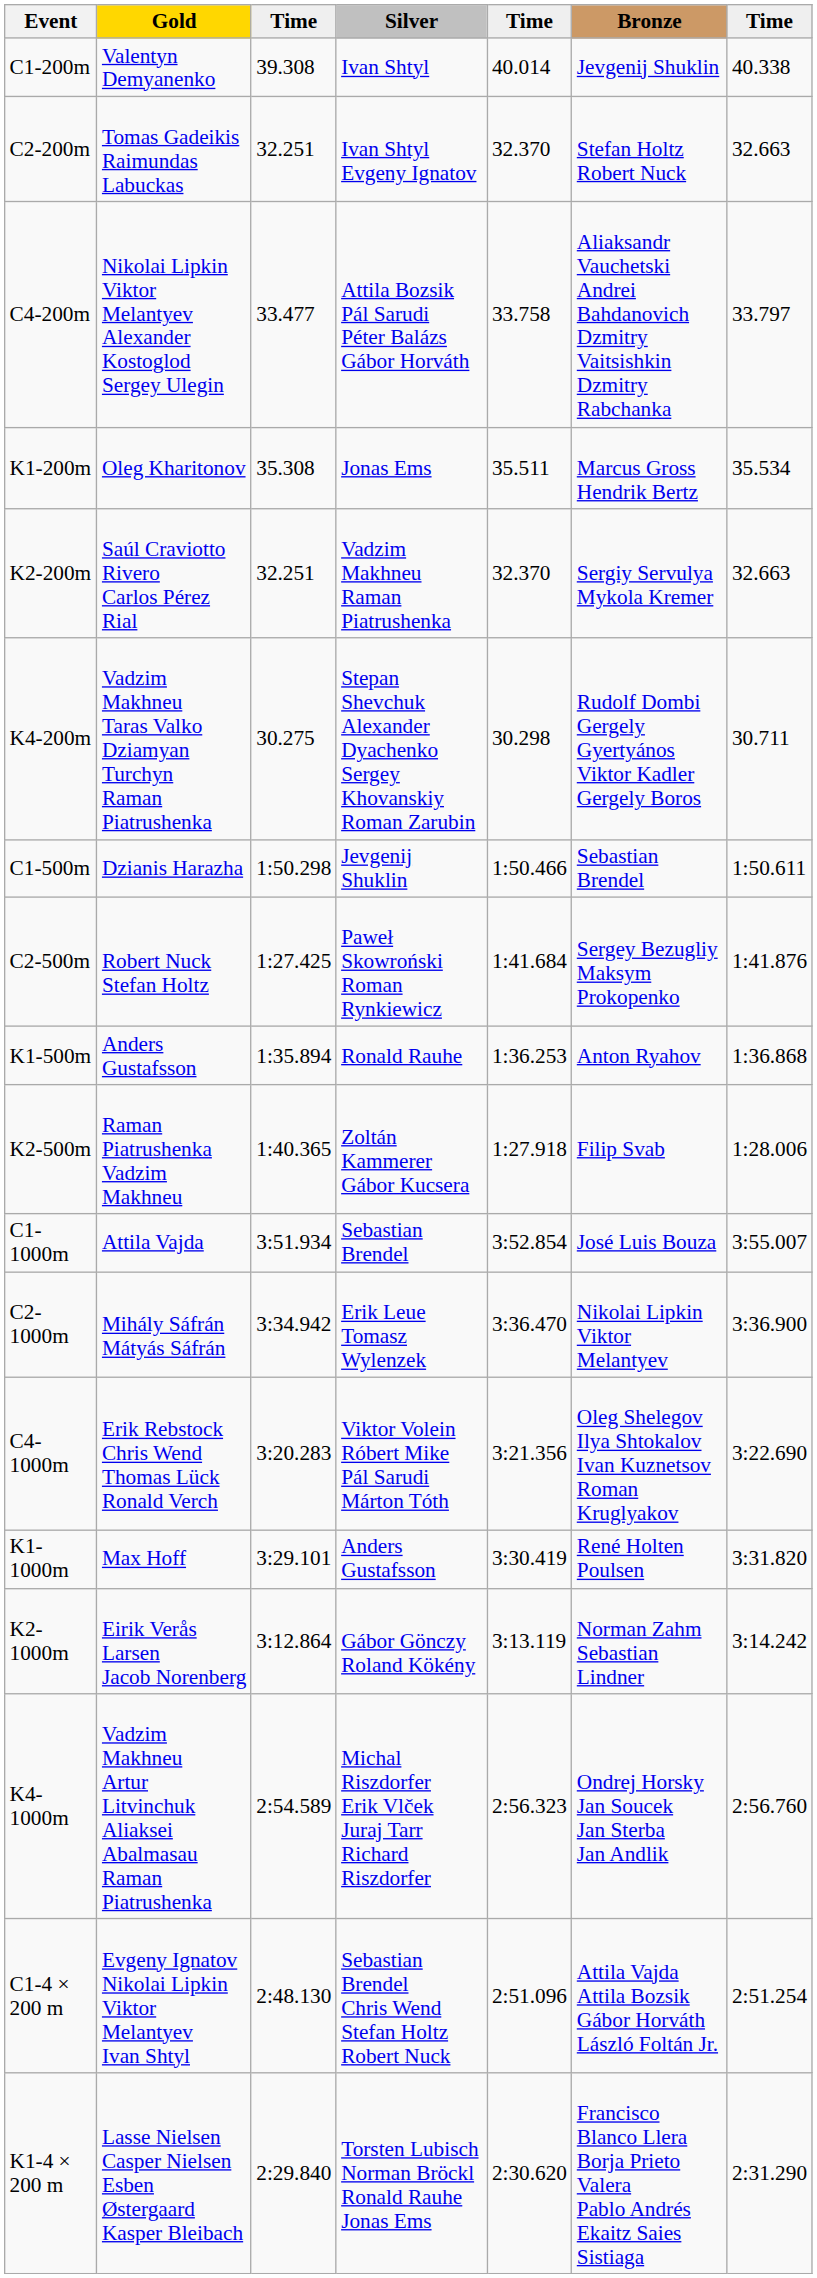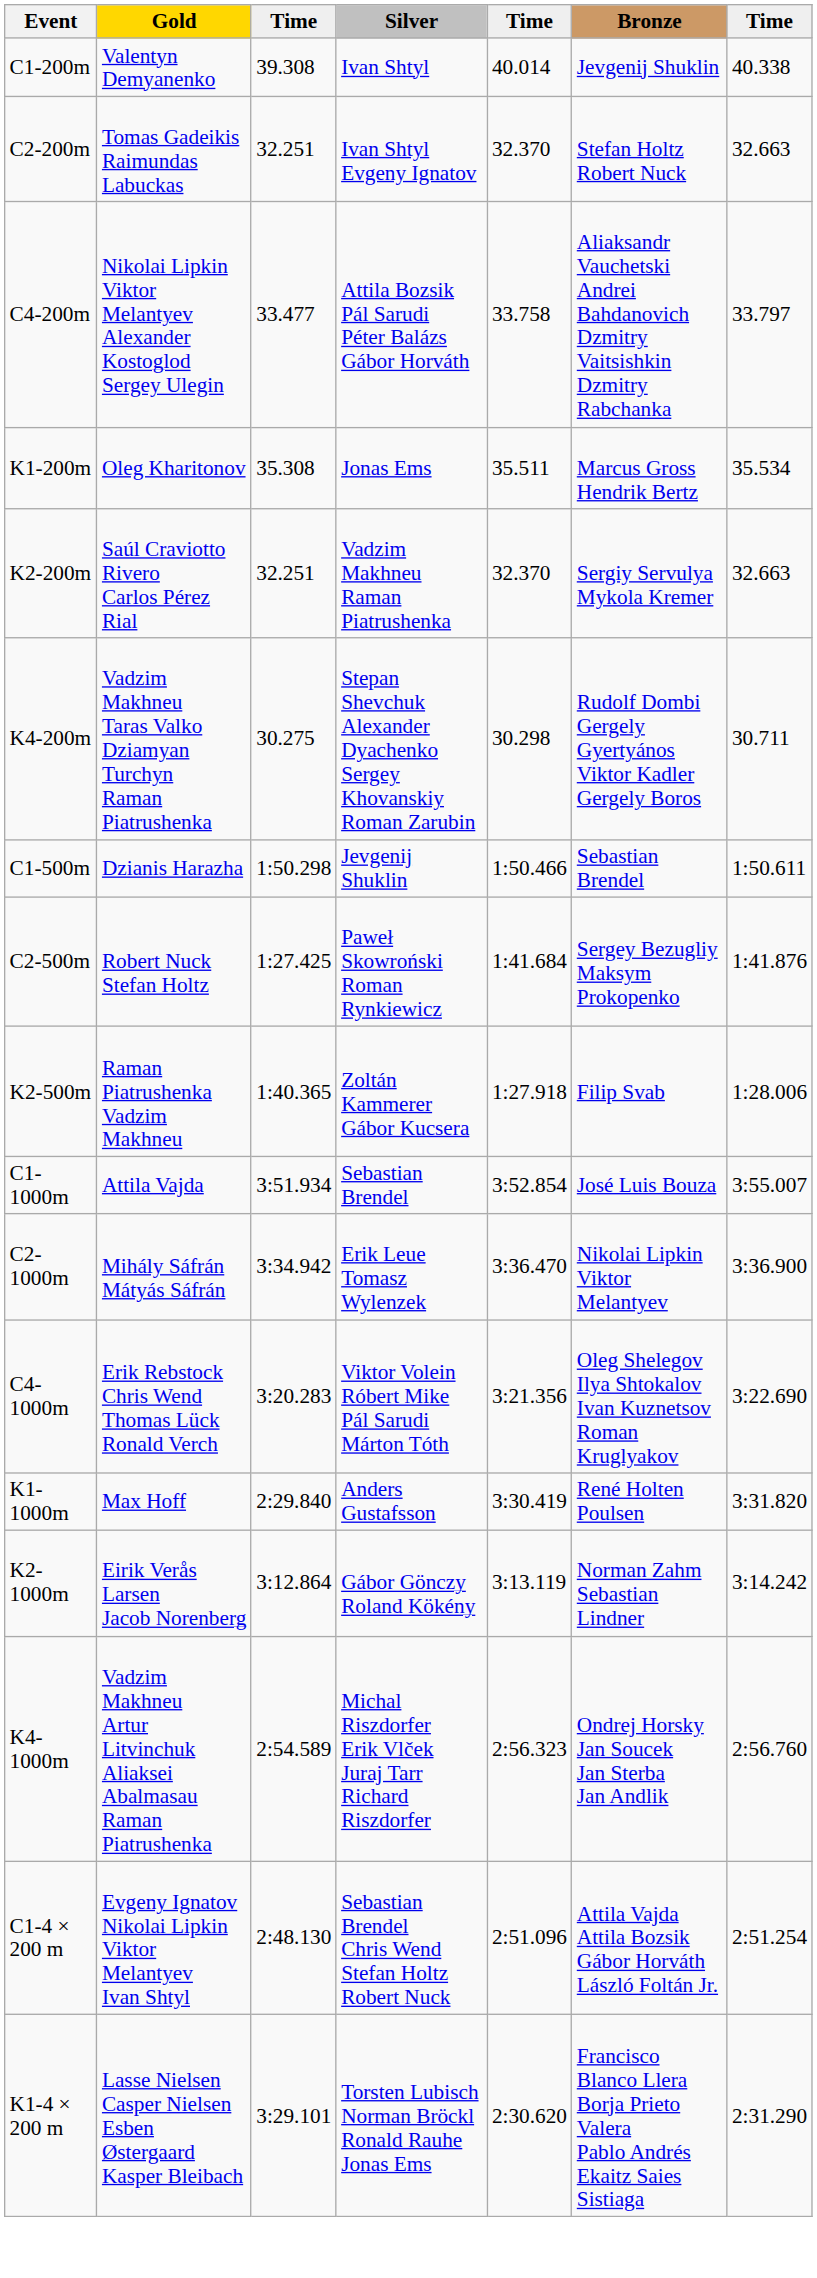- row: (50, 1055)
(294, 1559) 3:29.101 -> (294, 1501) 2:29.840
(294, 2172) 2:29.840 -> (294, 2115) 3:29.101
